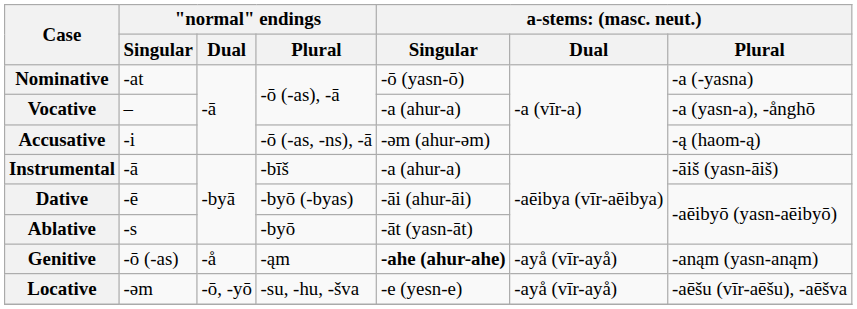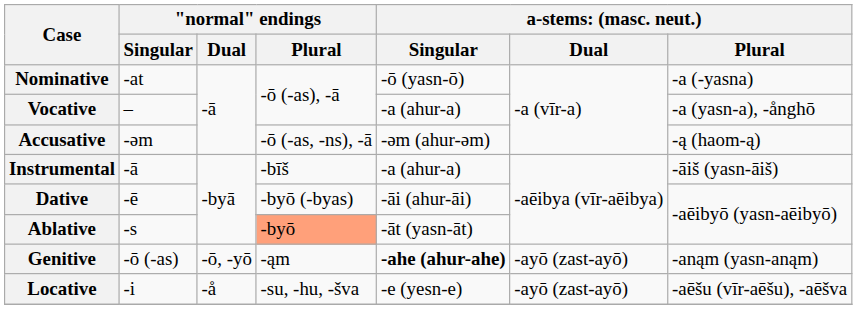(129, 139) -i -> (138, 139) -əm
(278, 229) no background -> (278, 229) lightsalmon background
(209, 259) -å -> (227, 259) -ō, -yō
(566, 259) -ayå (vīr-ayå) -> (571, 259) -ayō (zast-ayō)
(138, 288) -əm -> (129, 288) -i
(227, 288) -ō, -yō -> (209, 288) -å
(566, 288) -ayå (vīr-ayå) -> (571, 288) -ayō (zast-ayō)
